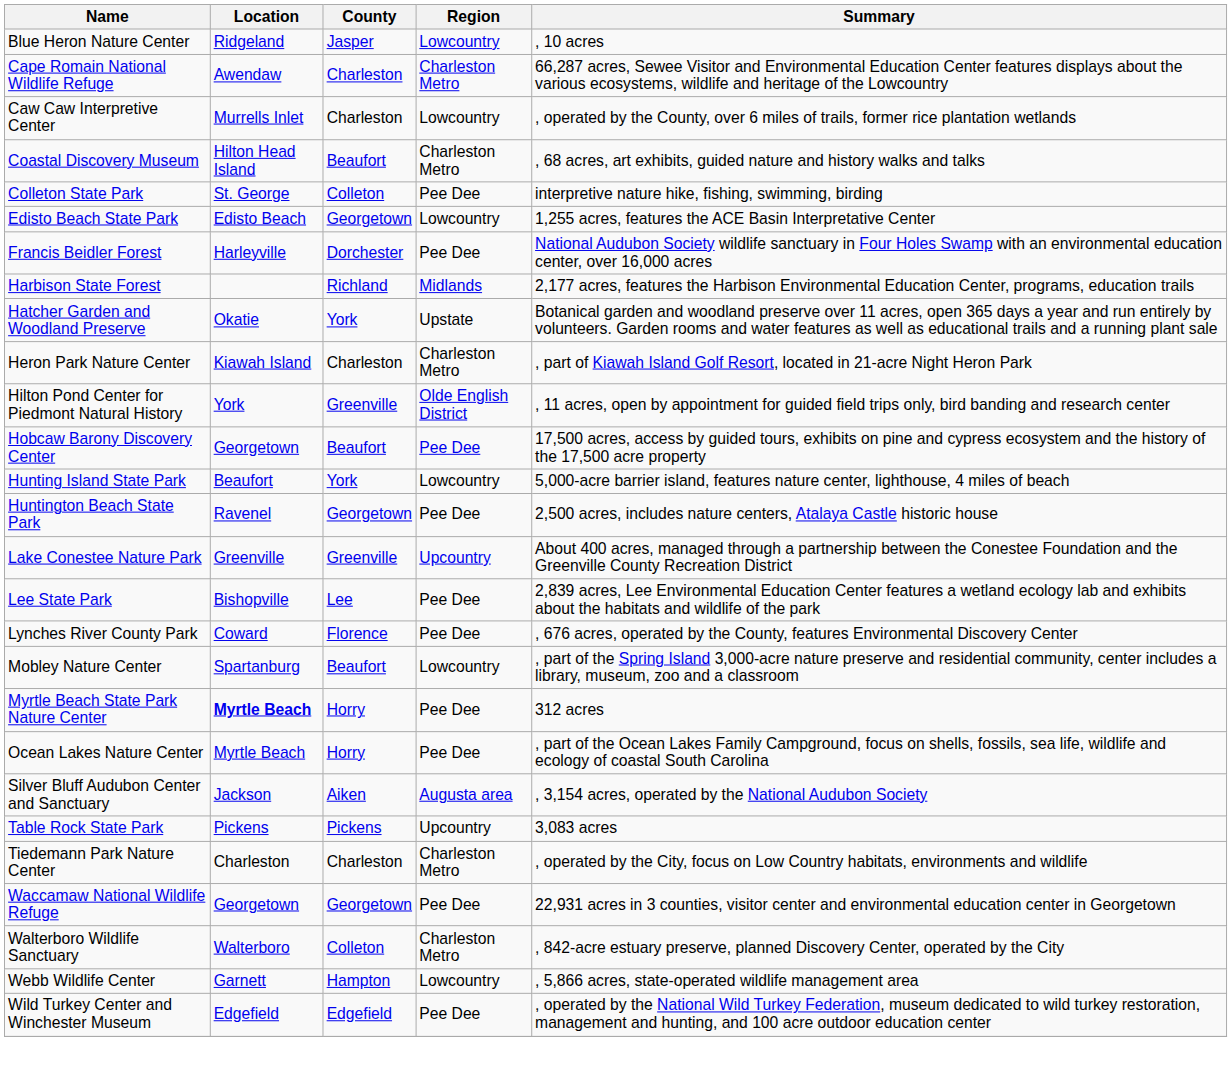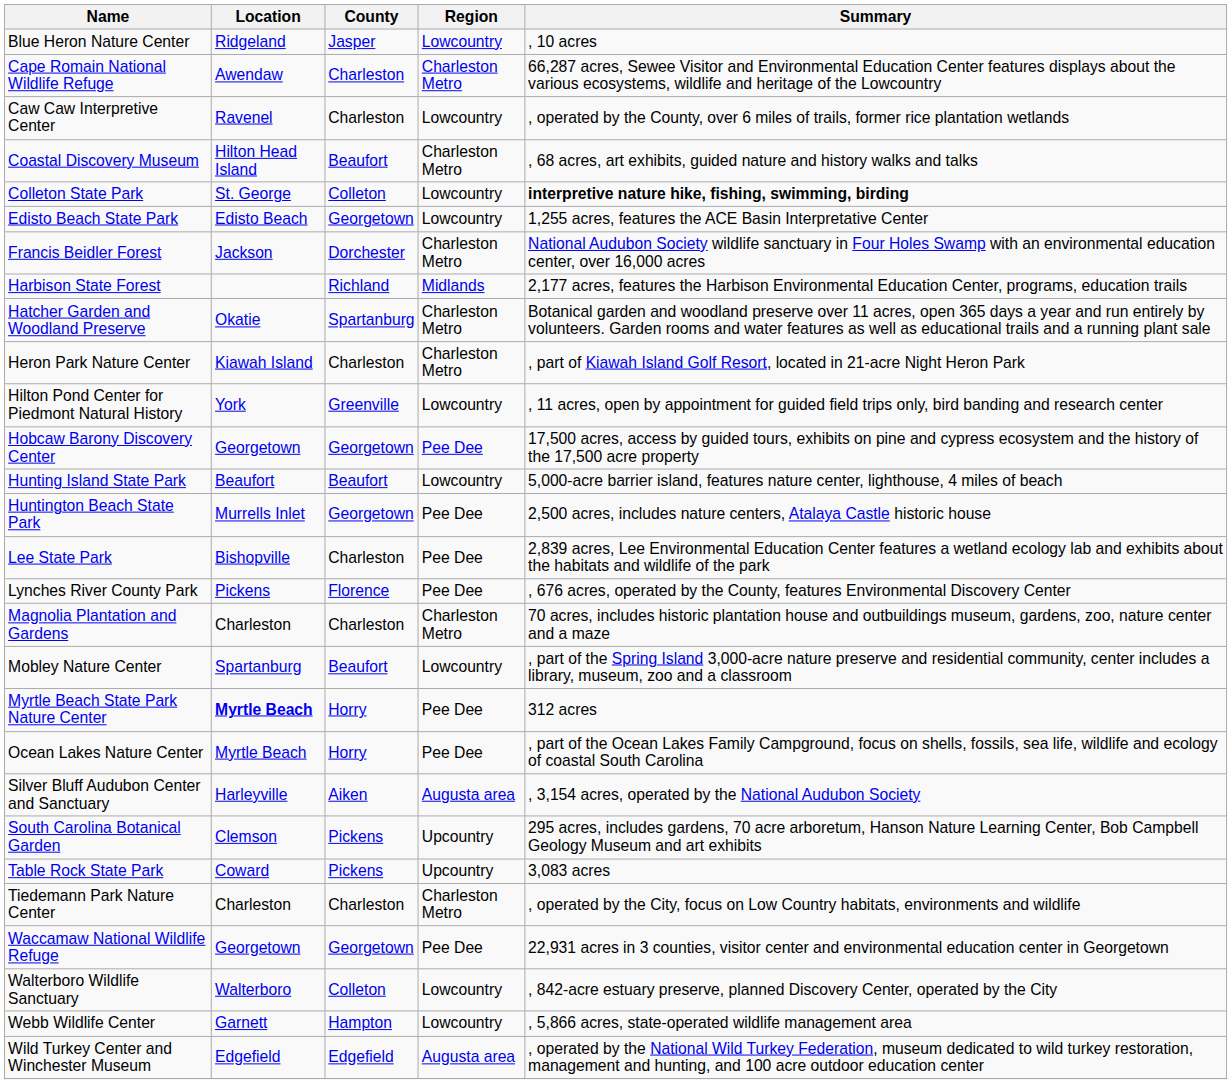(259, 117) Murrells Inlet -> (244, 117) Ravenel
(450, 194) Pee Dee -> (462, 194) Lowcountry
(709, 194) normal -> (718, 194) bold
(250, 252) Harleyville -> (244, 252) Jackson
(450, 252) Pee Dee -> (460, 252) Charleston Metro
(342, 320) York -> (371, 320) Spartanburg
(446, 320) Upstate -> (460, 320) Charleston Metro
(464, 405) Olde English District -> (462, 405) Lowcountry
(356, 447) Beaufort -> (371, 447) Georgetown
(342, 481) York -> (358, 481) Beaufort
(242, 515) Ravenel -> (260, 515) Murrells Inlet
- row: (105, 557)
(340, 600) Lee -> (366, 557) Charleston
(241, 633) Coward -> (243, 591) Pickens
+ row: (92, 624)
(242, 794) Jackson -> (251, 794) Harleyville
+ row: (94, 837)
(241, 828) Pickens -> (242, 871) Coward
(457, 947) Charleston Metro -> (462, 989) Lowcountry
(450, 1014) Pee Dee -> (468, 1057) Augusta area
